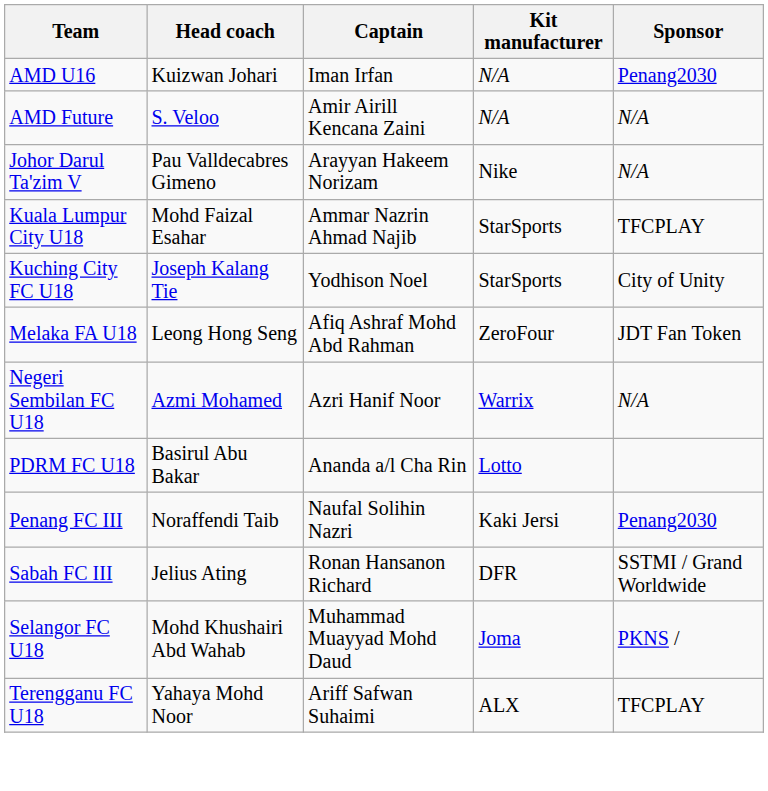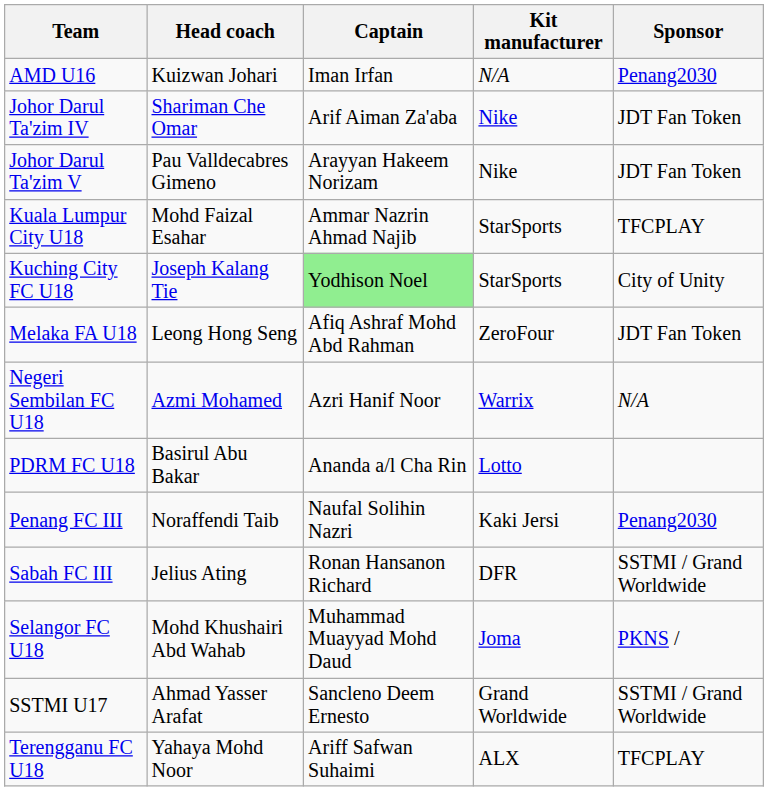- row: (61, 117)
+ row: (57, 117)
(633, 171) N/A -> (679, 171) JDT Fan Token
(368, 280) no background -> (368, 280) lightgreen background
+ row: (58, 704)
